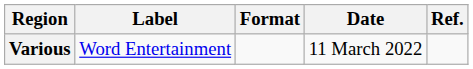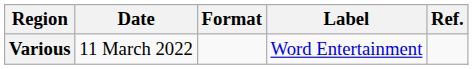columns swapped: (366, 19) <-> (155, 19)
